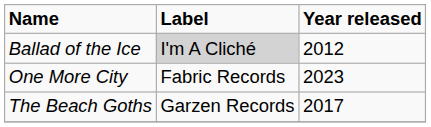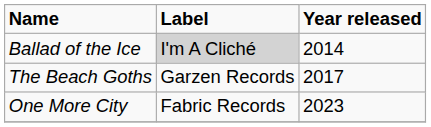(323, 48) 2012 -> (323, 48) 2014
rows swapped: (80, 106) <-> (68, 77)
